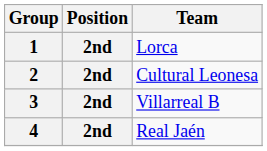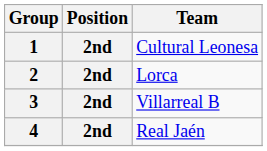(157, 46) Lorca -> (197, 46) Cultural Leonesa
(197, 74) Cultural Leonesa -> (157, 74) Lorca
